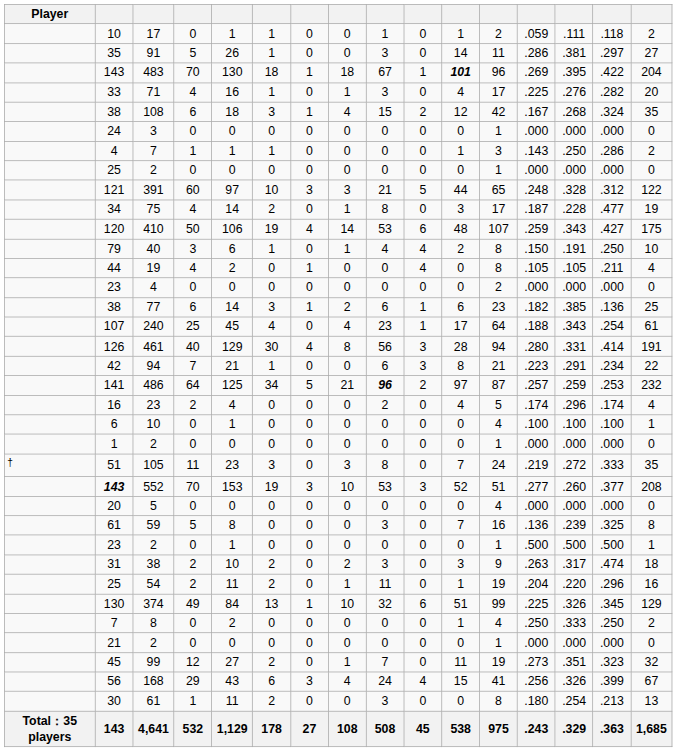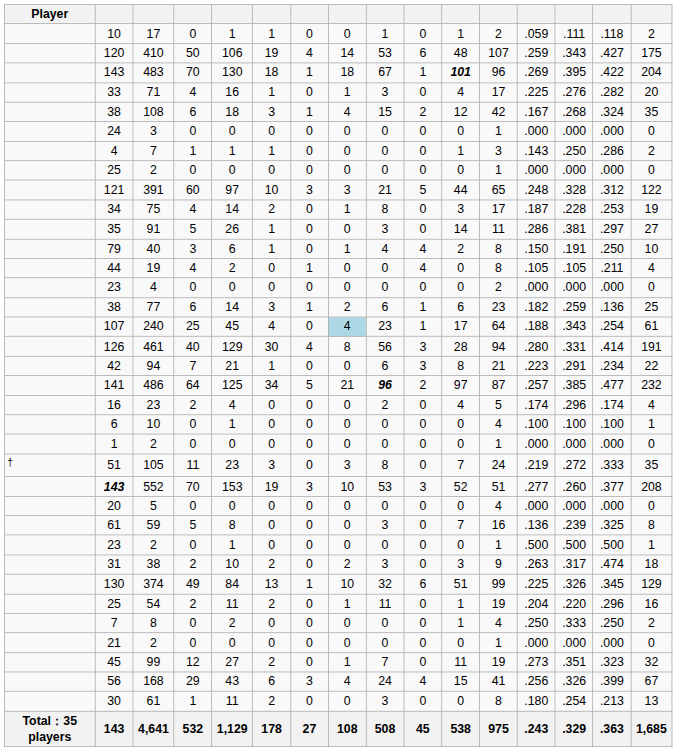rows swapped: (114, 53) <-> (114, 229)
(612, 209) .477 -> (612, 209) .253
(574, 307) .385 -> (574, 307) .259
(347, 326) no background -> (347, 326) lightblue background
(574, 385) .259 -> (574, 385) .385
(612, 385) .253 -> (612, 385) .477
rows swapped: (114, 603) <-> (114, 584)
